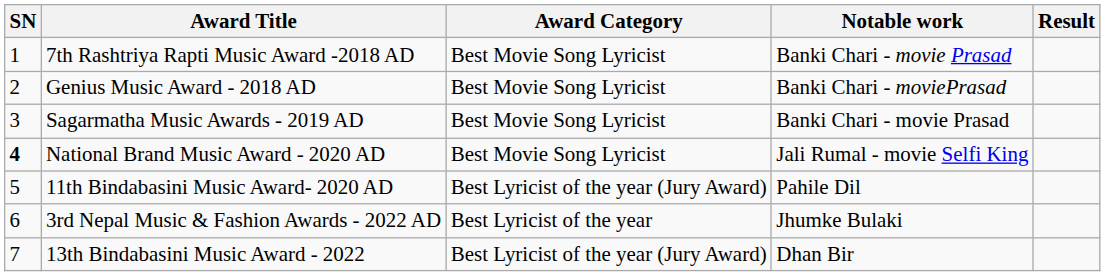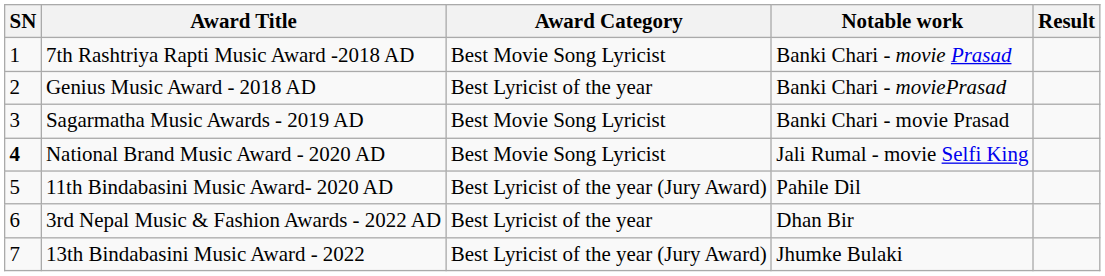(558, 87) Best Movie Song Lyricist -> (551, 87) Best Lyricist of the year
(839, 220) Jhumke Bulaki -> (815, 220) Dhan Bir
(815, 253) Dhan Bir -> (839, 253) Jhumke Bulaki
